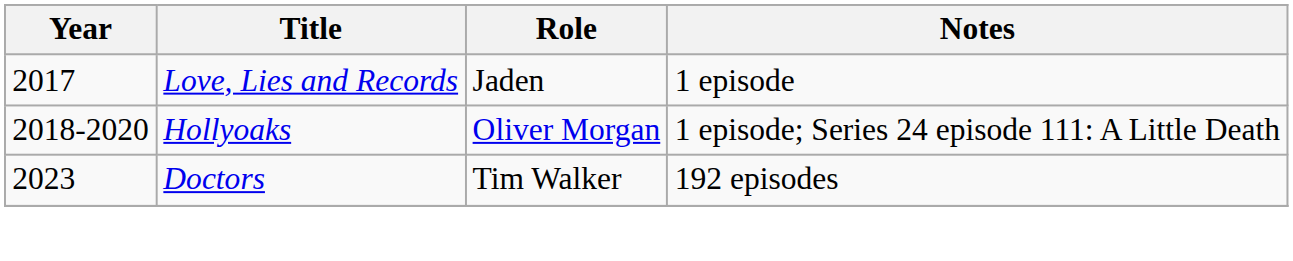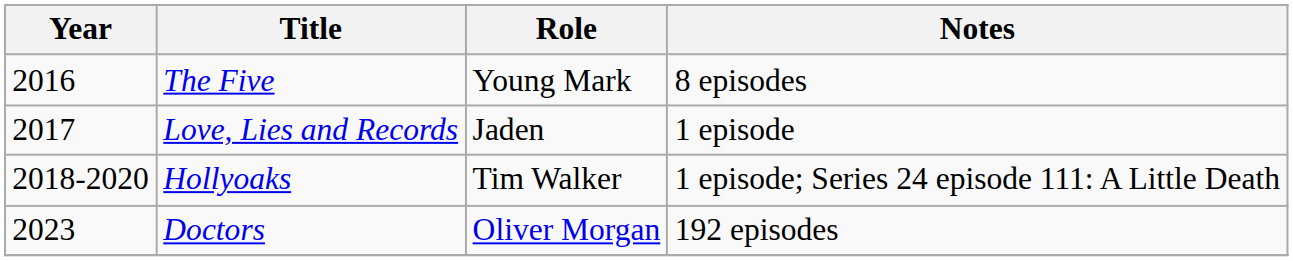+ row: (219, 79)
(566, 129) Oliver Morgan -> (547, 179) Tim Walker
(547, 179) Tim Walker -> (566, 229) Oliver Morgan
